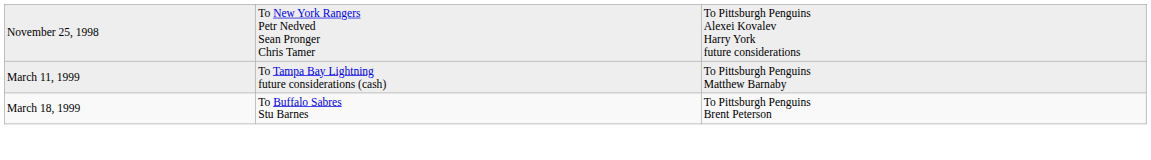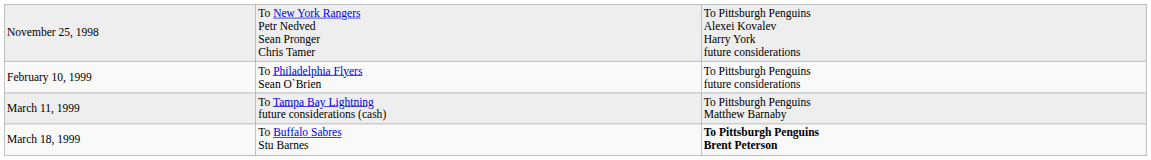+ row: (49, 77)
(757, 108) normal -> (761, 139) bold
